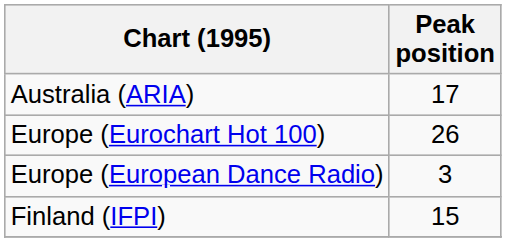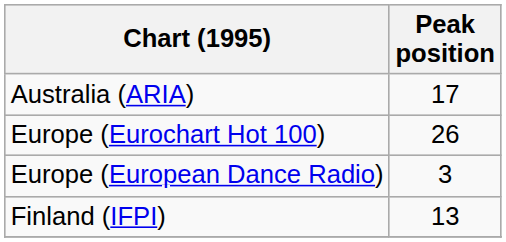(445, 216) 15 -> (445, 216) 13
